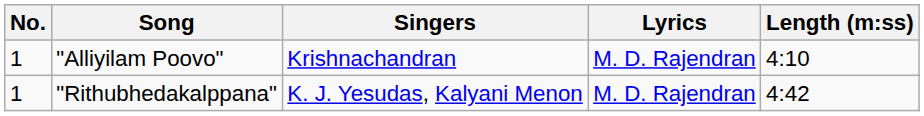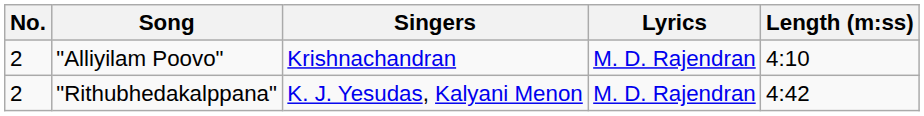(16, 58) 1 -> (16, 58) 2
(16, 93) 1 -> (16, 93) 2
